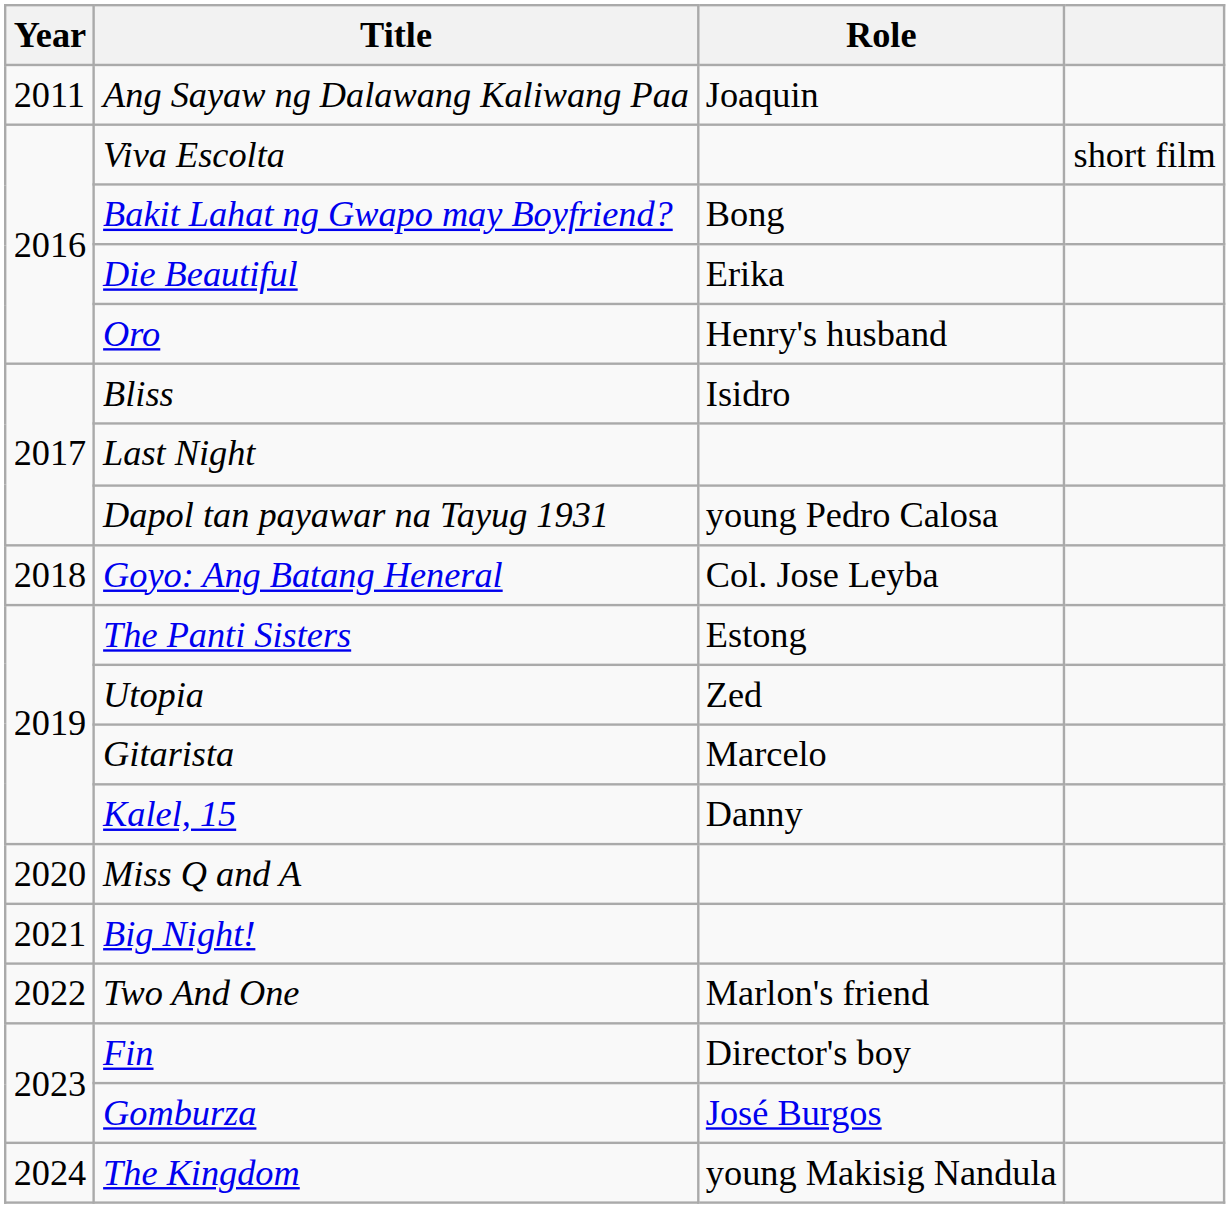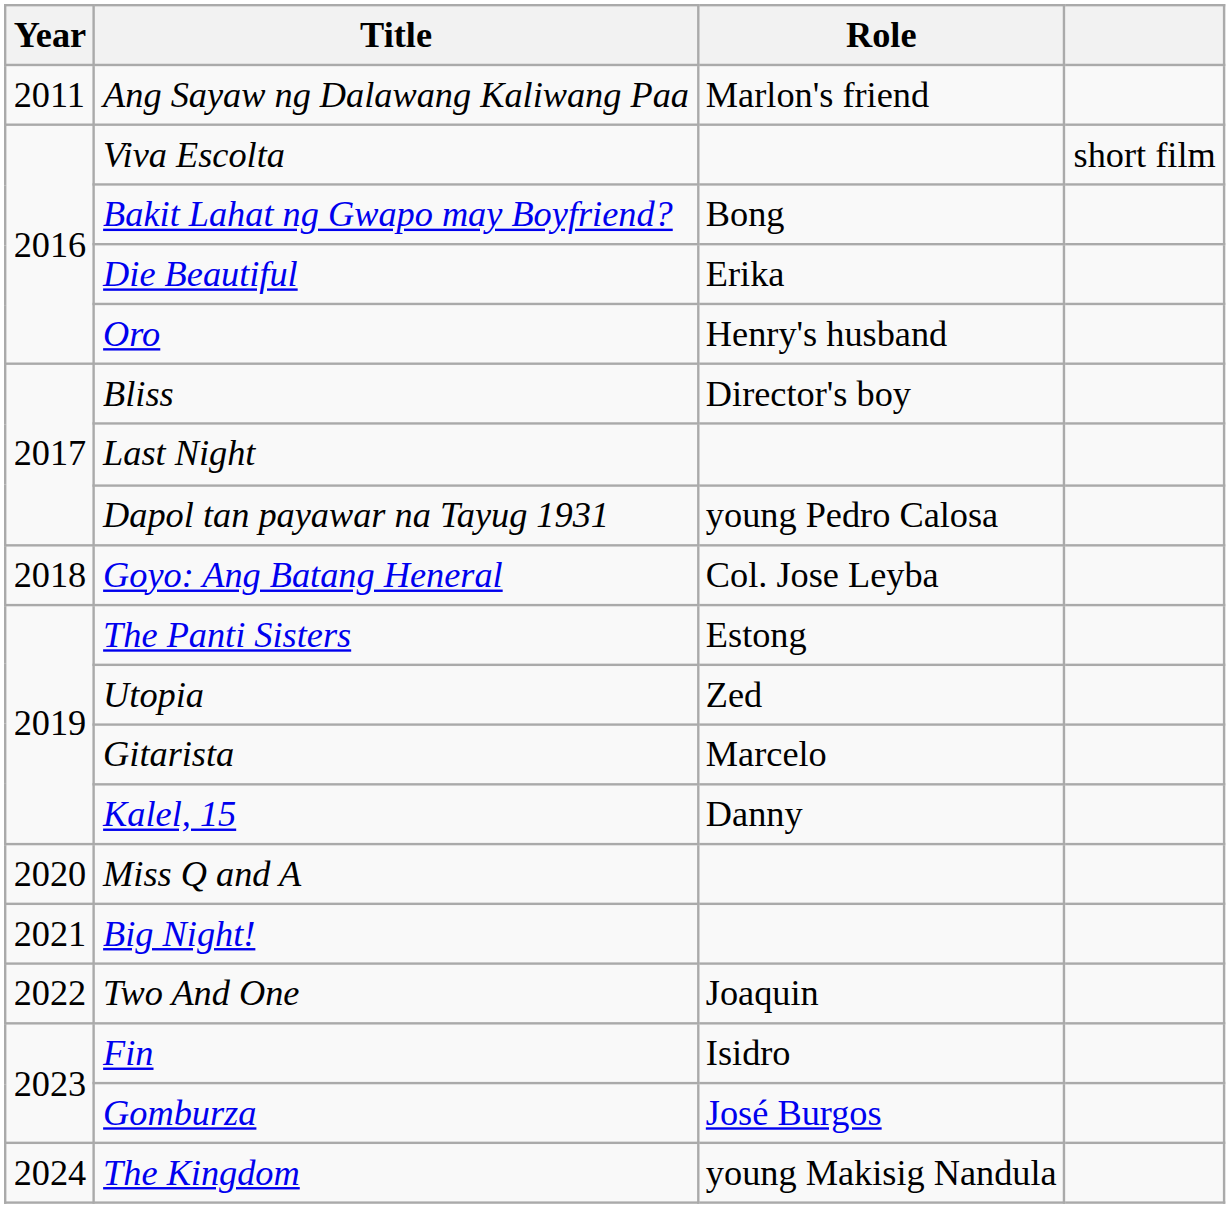(762, 94) Joaquin -> (817, 94) Marlon's friend
(748, 394) Isidro -> (808, 394) Director's boy
(817, 993) Marlon's friend -> (762, 993) Joaquin
(808, 1052) Director's boy -> (748, 1052) Isidro
